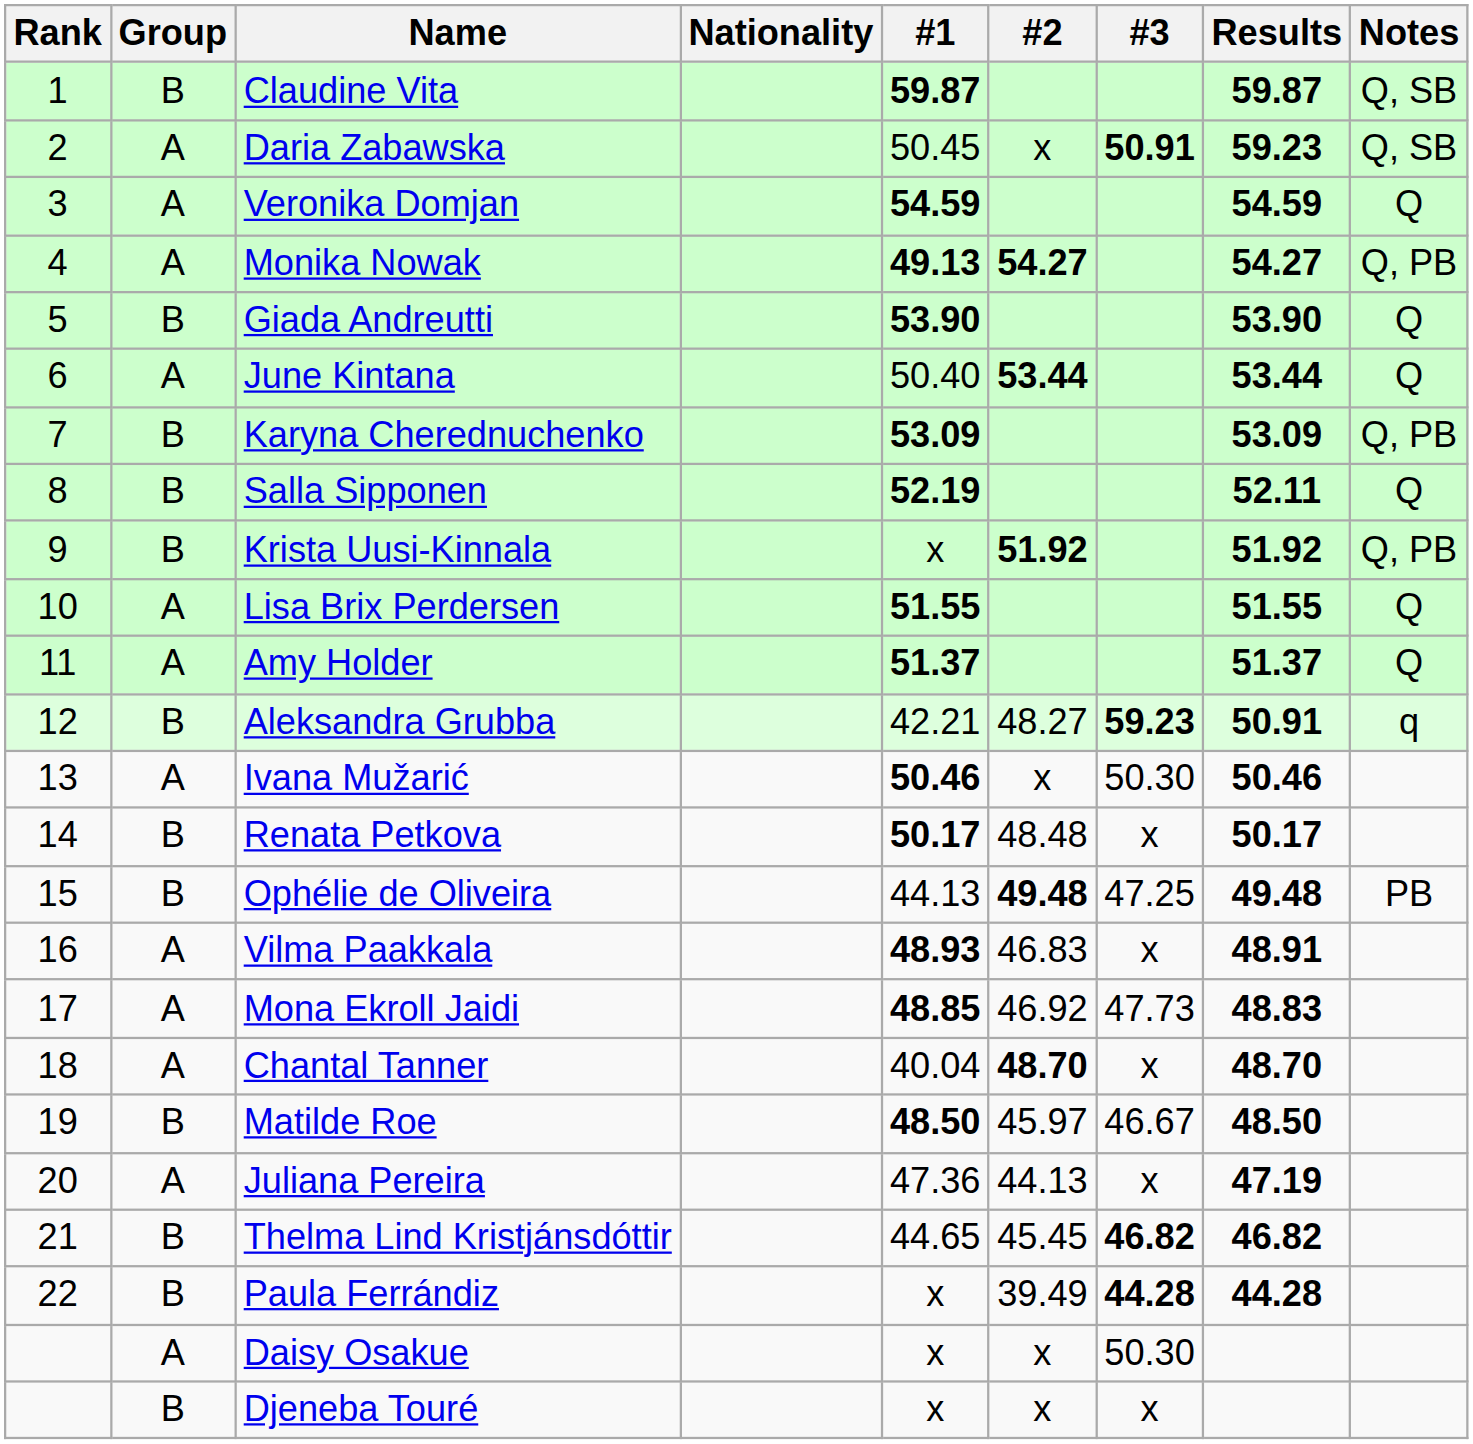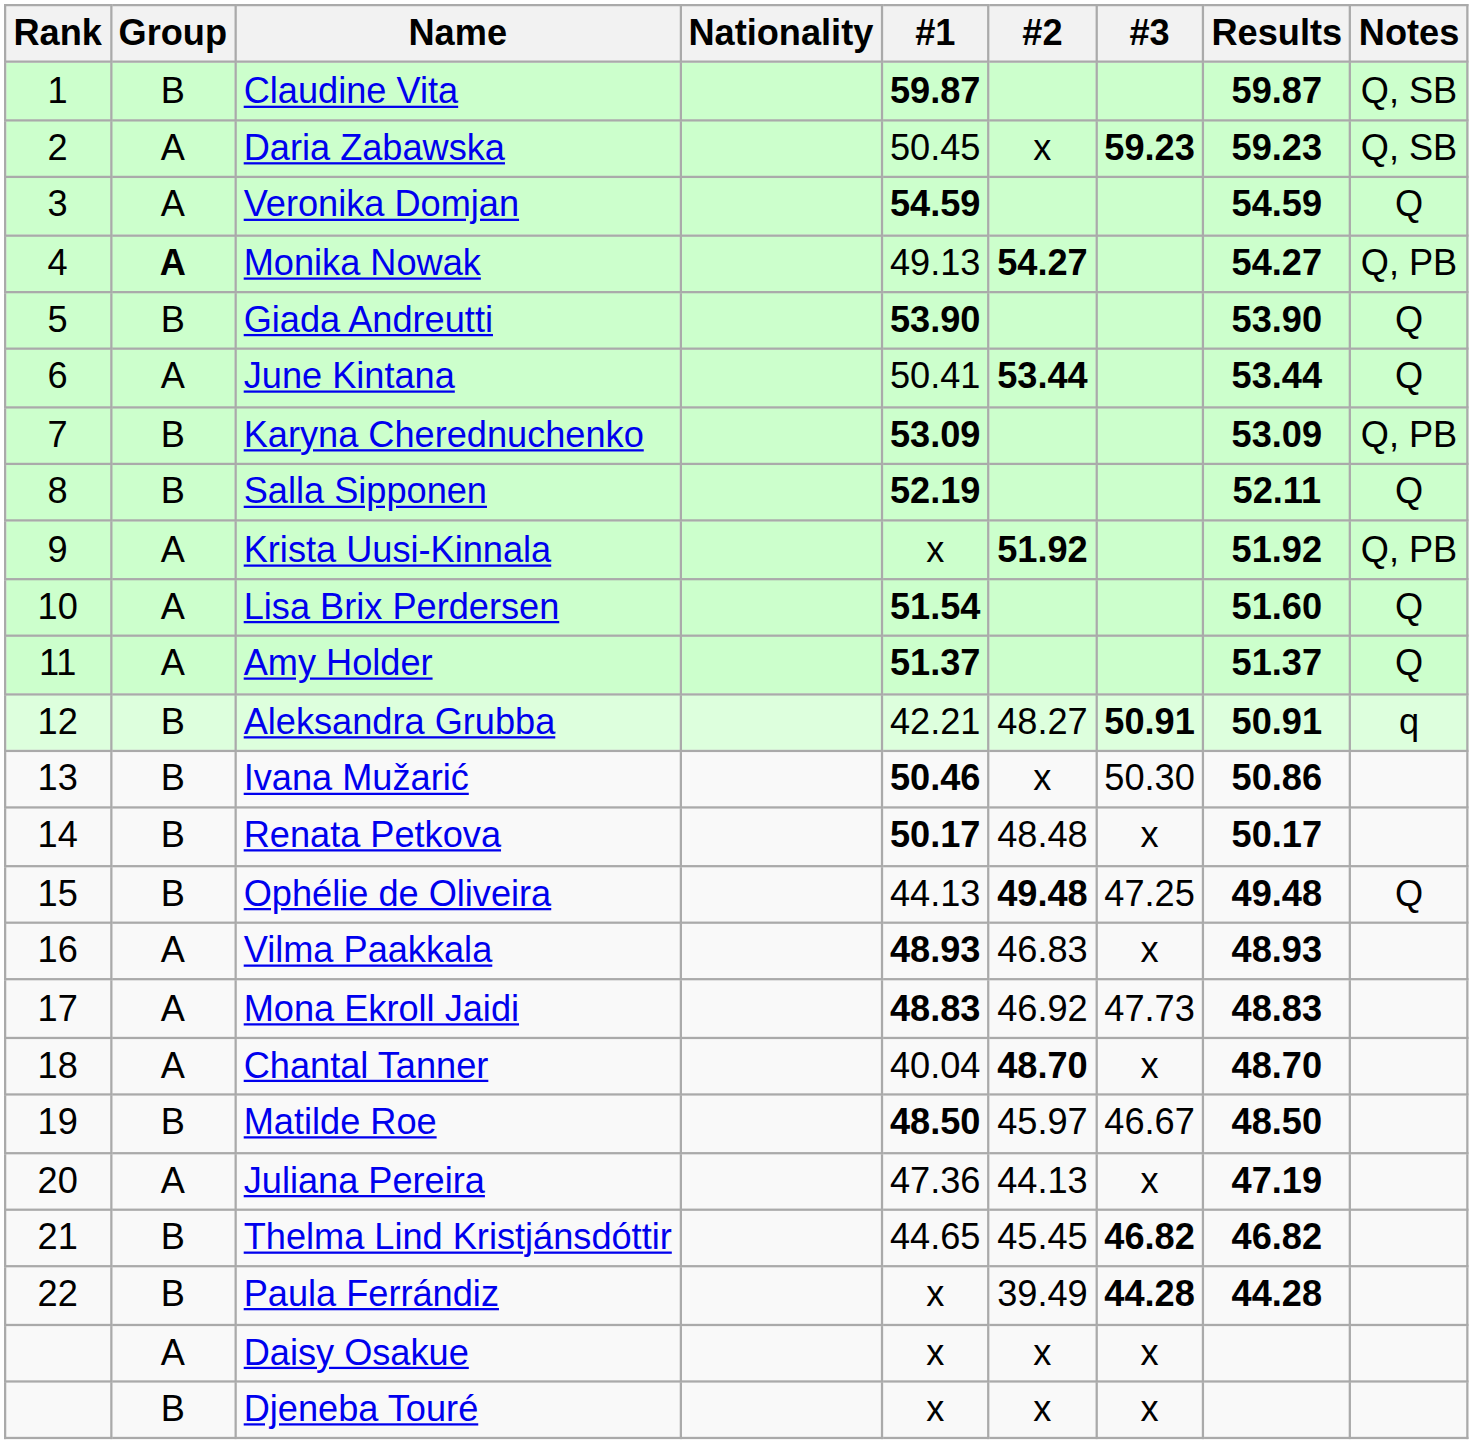(1150, 147) 50.91 -> (1150, 147) 59.23
(173, 262) normal -> (173, 262) bold
(935, 262) bold -> (935, 262) normal
(935, 377) 50.40 -> (935, 377) 50.41
(173, 549) B -> (173, 549) A
(935, 606) 51.55 -> (935, 606) 51.54
(1277, 606) 51.55 -> (1277, 606) 51.60
(1150, 721) 59.23 -> (1150, 721) 50.91
(173, 778) A -> (173, 778) B
(1277, 778) 50.46 -> (1277, 778) 50.86
(1409, 893) PB -> (1409, 893) Q
(1277, 950) 48.91 -> (1277, 950) 48.93
(935, 1008) 48.85 -> (935, 1008) 48.83
(1150, 1352) 50.30 -> (1150, 1352) x
